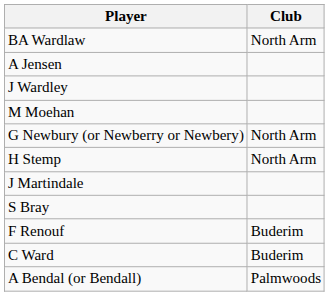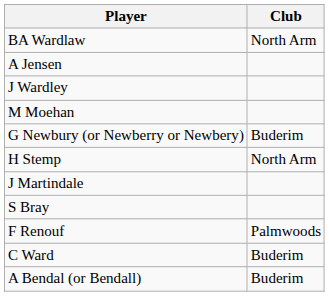(284, 135) North Arm -> (277, 135) Buderim
(277, 231) Buderim -> (286, 231) Palmwoods
(286, 278) Palmwoods -> (277, 278) Buderim
